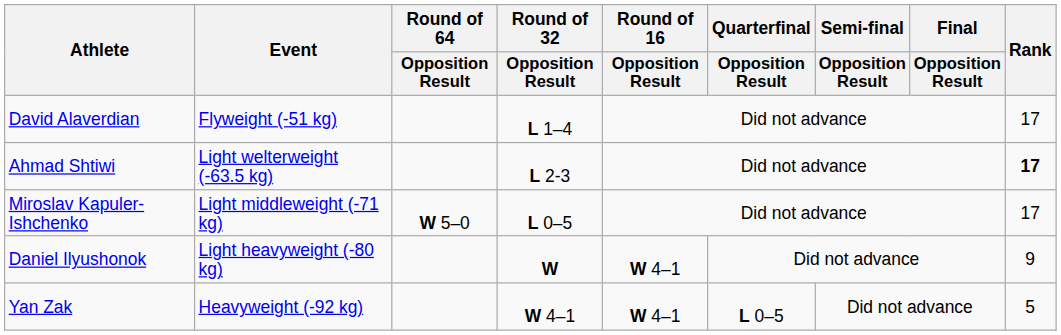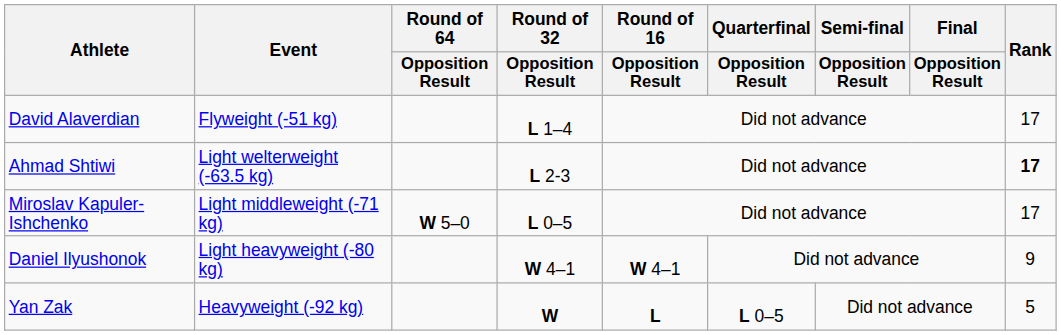(550, 270) W -> (550, 270) W 4–1
(550, 317) W 4–1 -> (550, 317) W
(655, 317) W 4–1 -> (655, 317) L
